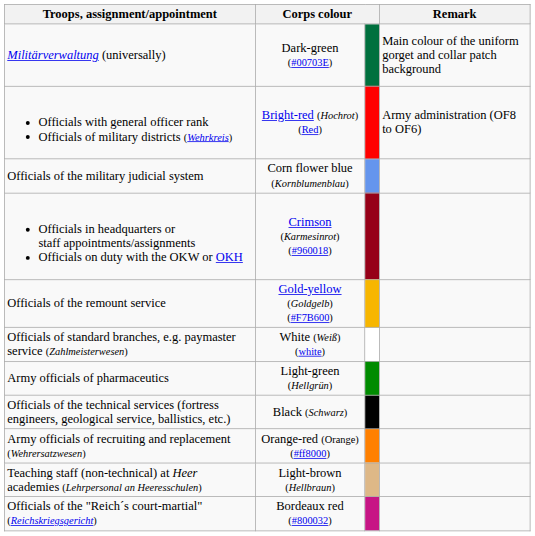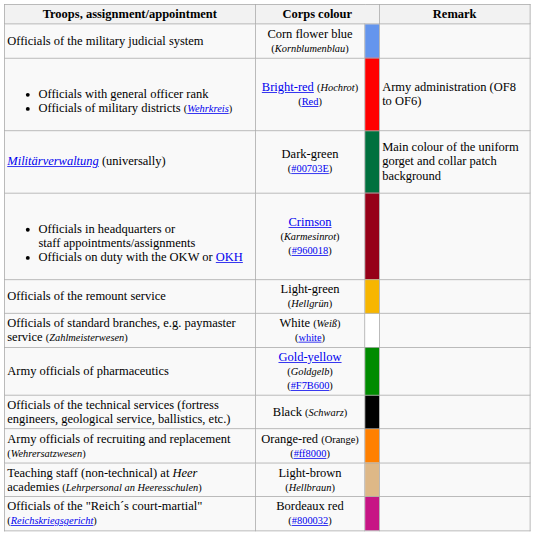rows swapped: (86, 55) <-> (105, 175)
(310, 303) Gold-yellow (Goldgelb) (#F7B600) -> (310, 296) Light-green (Hellgrün)
(310, 378) Light-green (Hellgrün) -> (310, 371) Gold-yellow (Goldgelb) (#F7B600)
